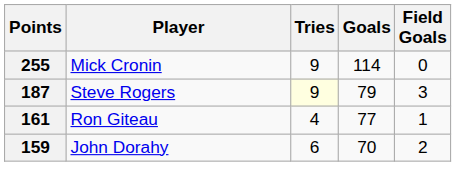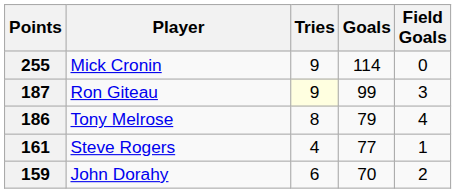(123, 92) Steve Rogers -> (114, 92) Ron Giteau
(367, 92) 79 -> (367, 92) 99
+ row: (36, 119)
(114, 119) Ron Giteau -> (123, 147) Steve Rogers
